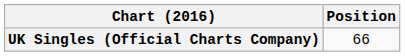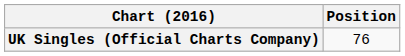(361, 40) 66 -> (361, 40) 76
